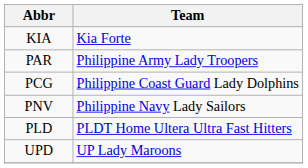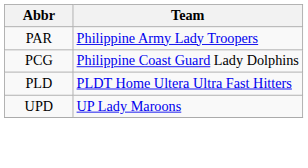- row: (39, 38)
- row: (39, 106)
